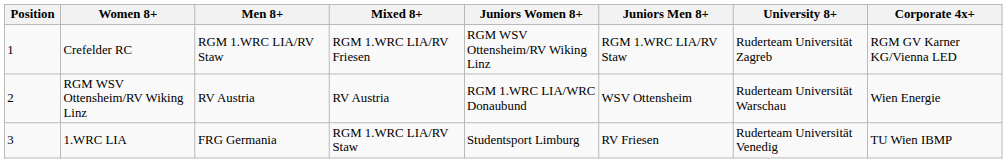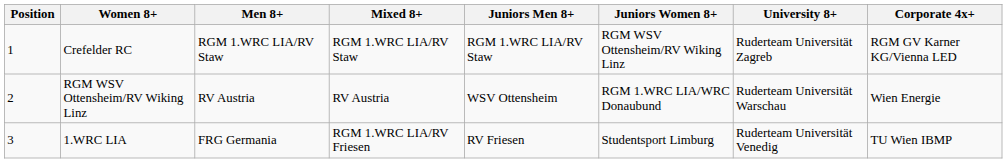columns swapped: (531, 14) <-> (666, 14)
(390, 49) RGM 1.WRC LIA/RV Friesen -> (390, 49) RGM 1.WRC LIA/RV Staw
(390, 140) RGM 1.WRC LIA/RV Staw -> (390, 140) RGM 1.WRC LIA/RV Friesen
